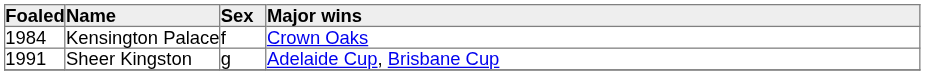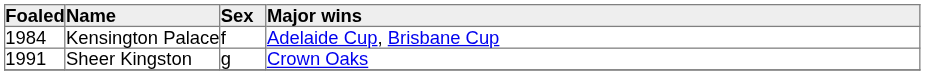(318, 37) Crown Oaks -> (383, 37) Adelaide Cup, Brisbane Cup
(383, 59) Adelaide Cup, Brisbane Cup -> (318, 59) Crown Oaks
